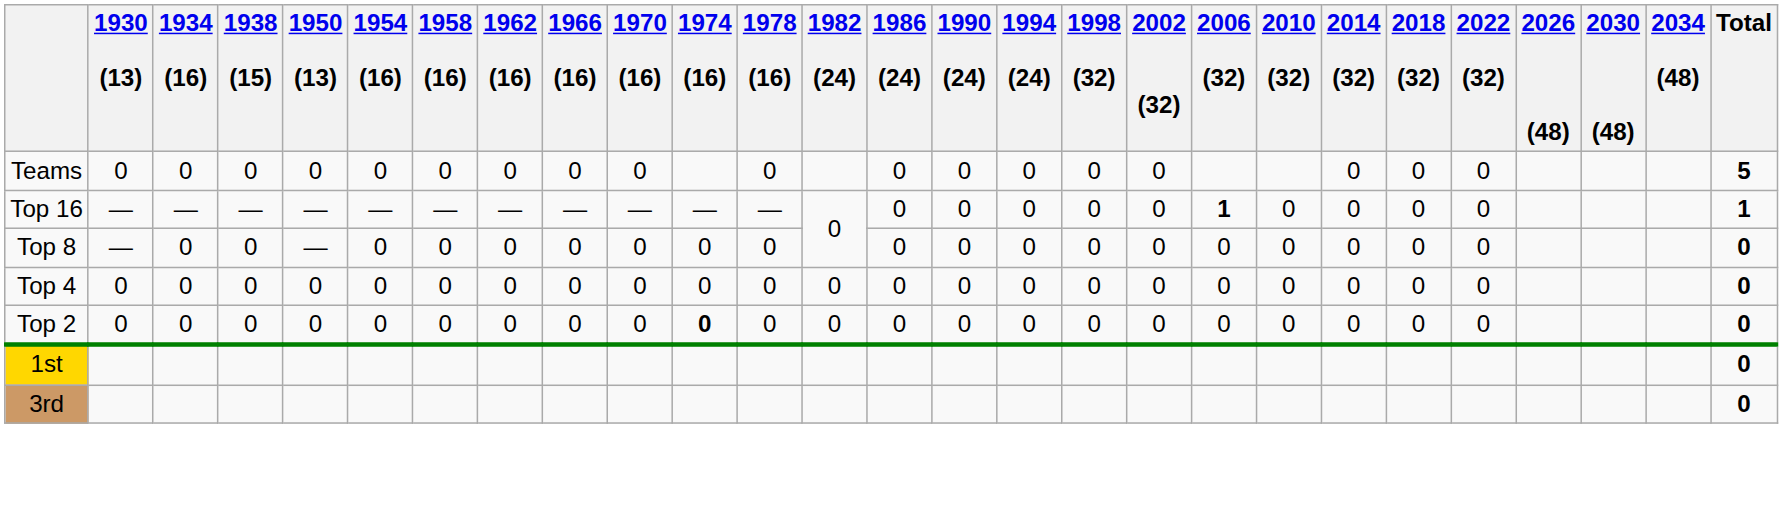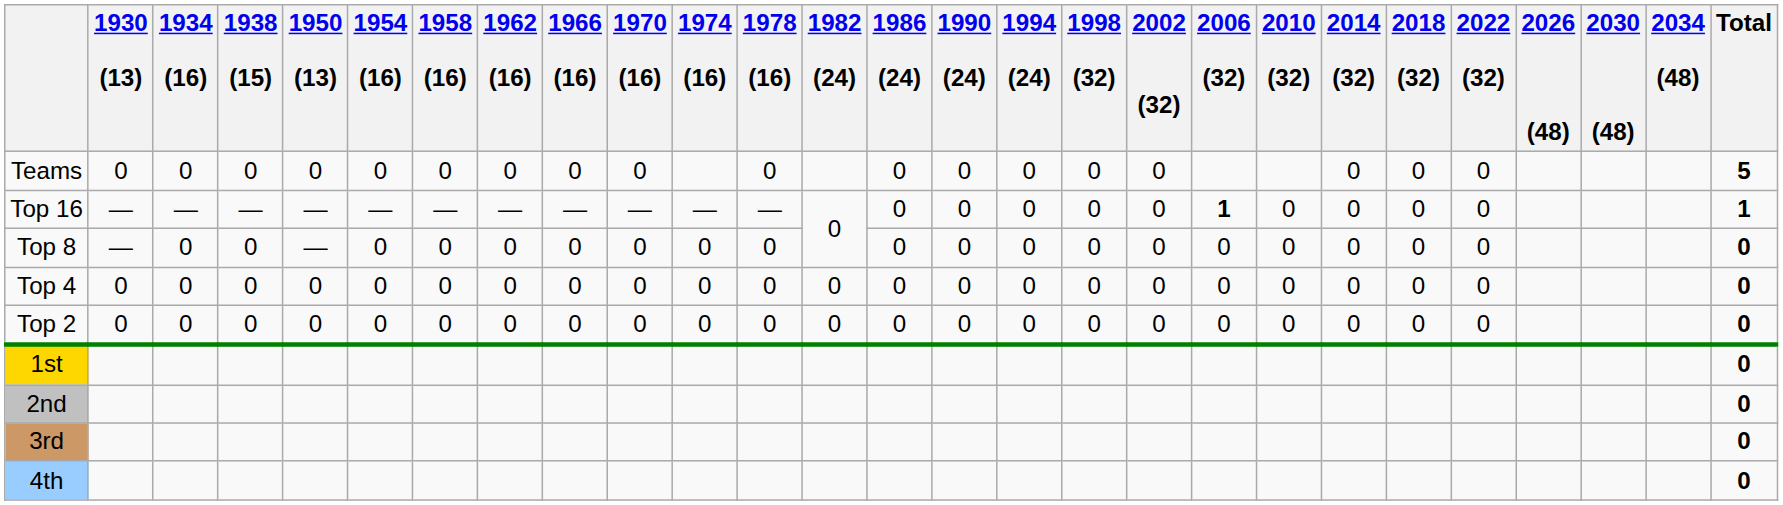(705, 323) bold -> (705, 323) normal
+ row: (47, 403)
+ row: (47, 480)
